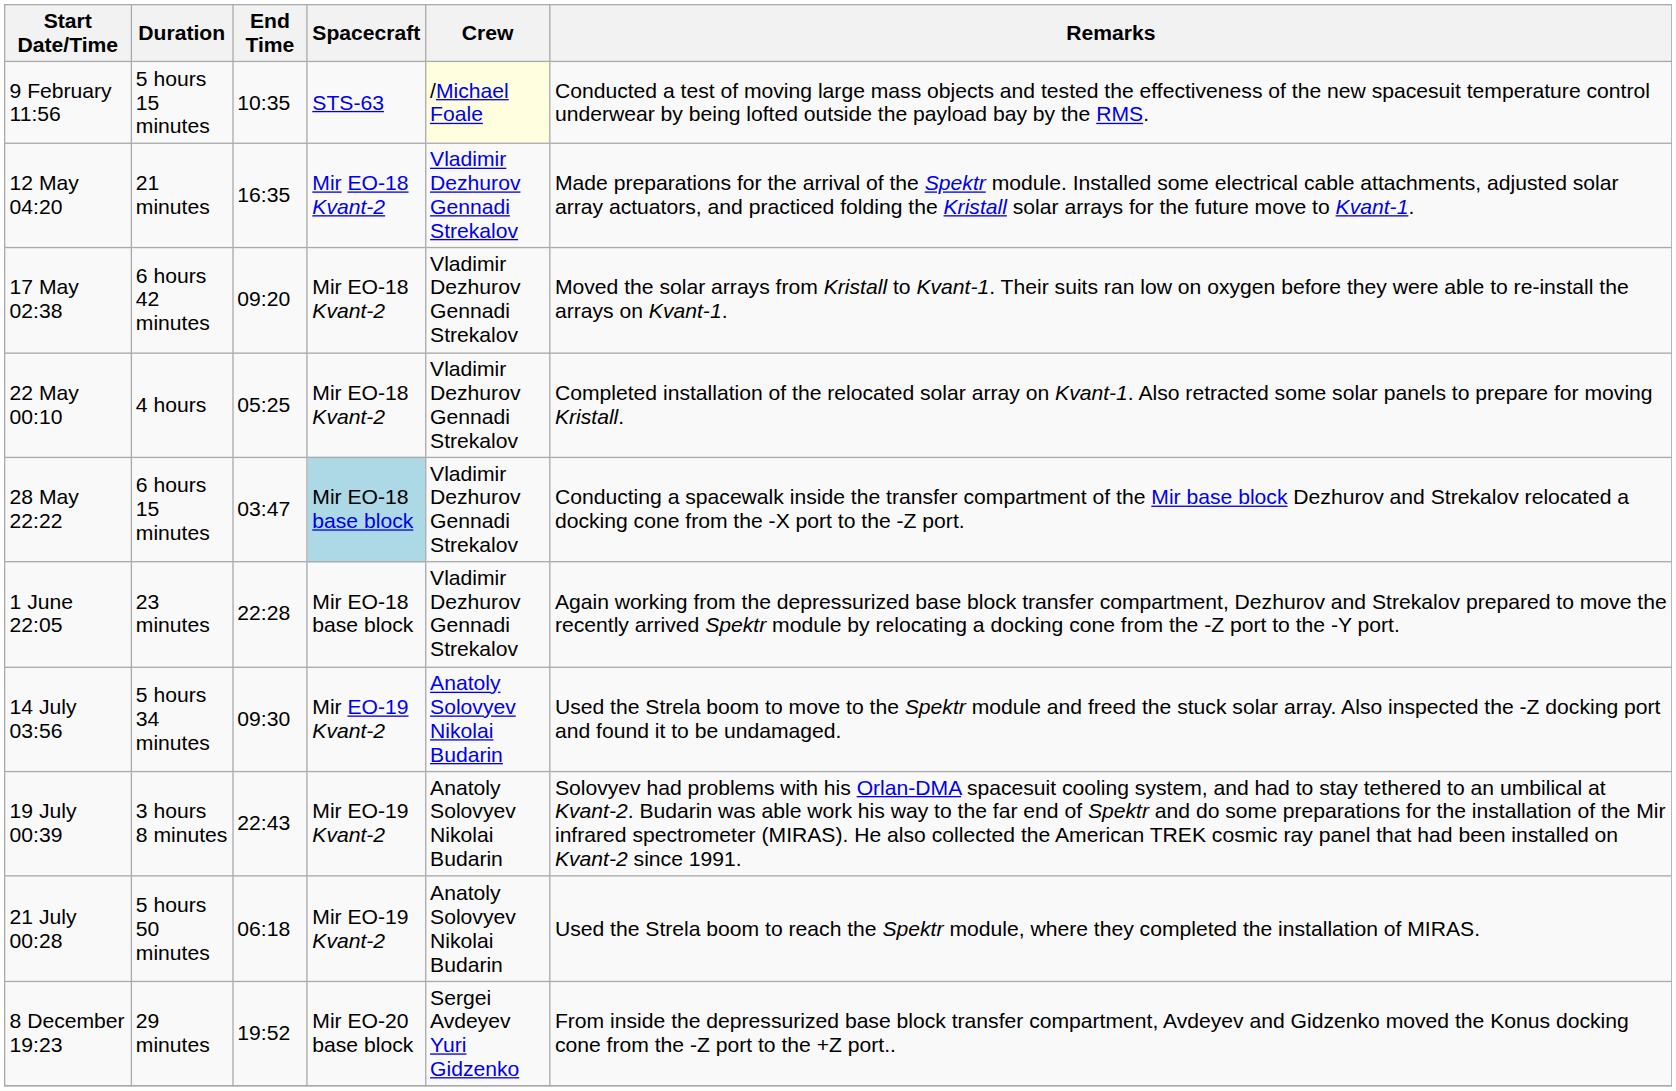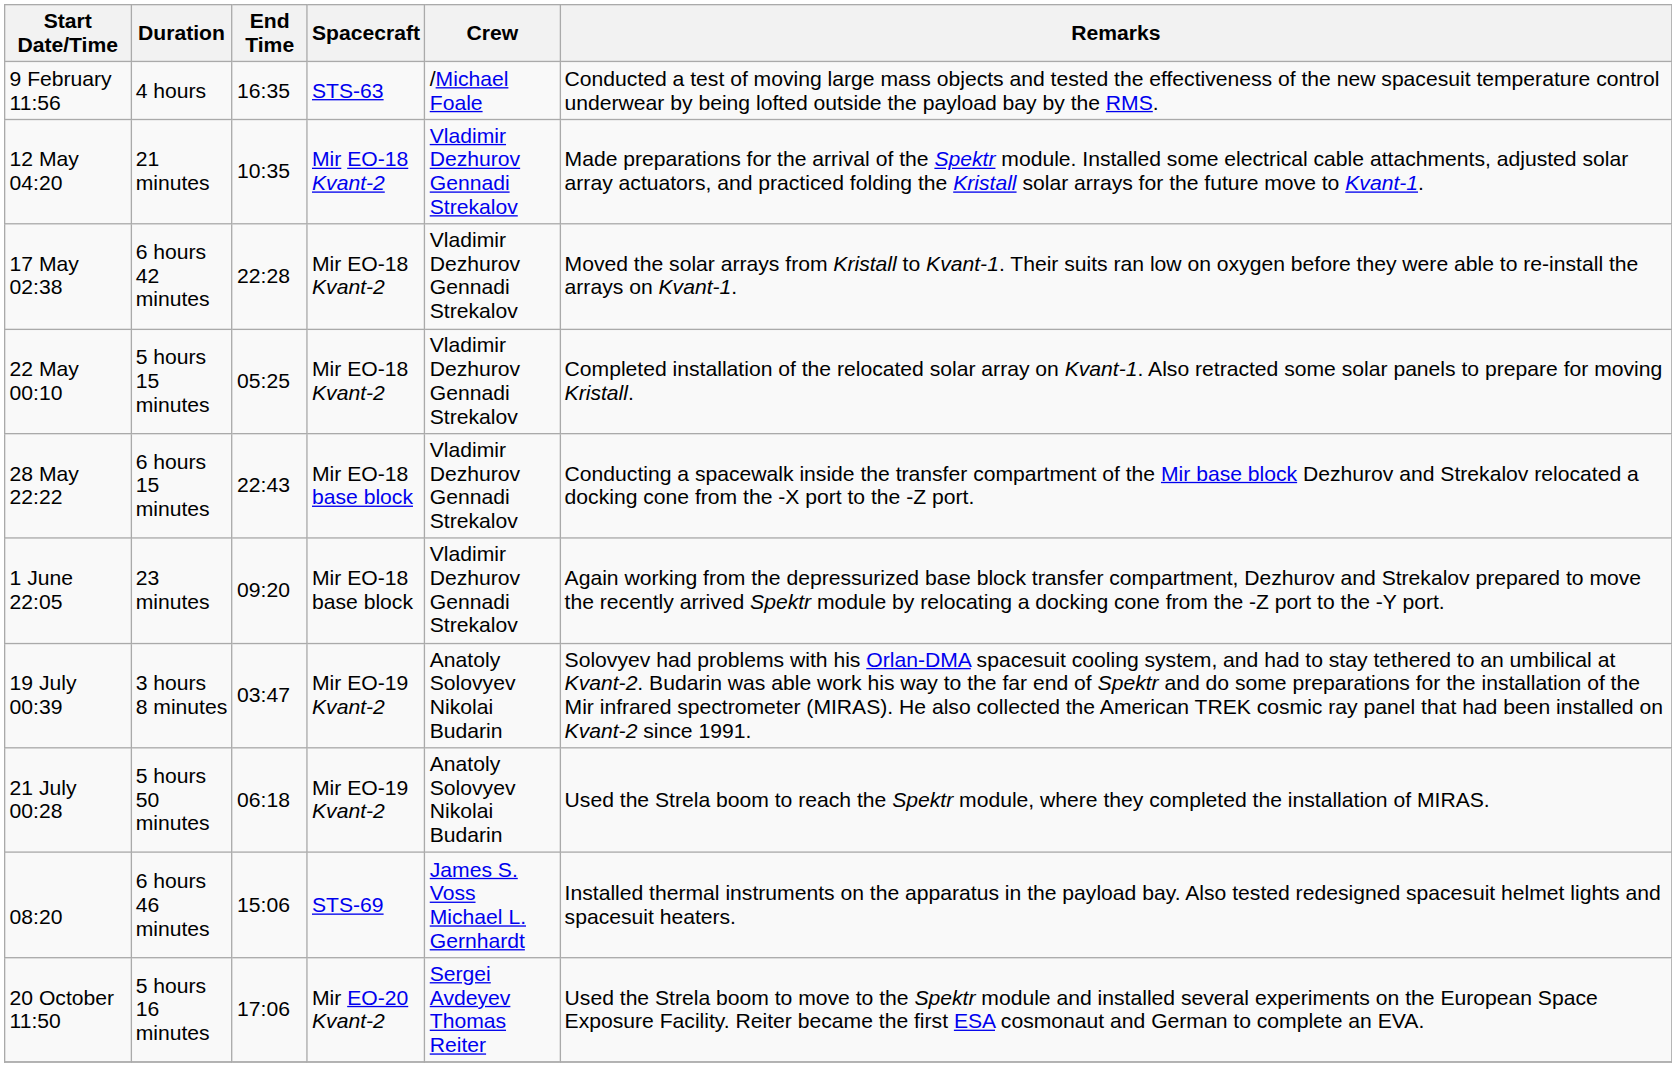(173, 102) 5 hours 15 minutes -> (171, 90) 4 hours
(264, 102) 10:35 -> (264, 90) 16:35
(469, 102) lightyellow background -> (469, 90) no background
(264, 195) 16:35 -> (264, 171) 10:35
(264, 299) 09:20 -> (264, 276) 22:28
(171, 404) 4 hours -> (173, 380) 5 hours 15 minutes
(264, 509) 03:47 -> (264, 485) 22:43
(363, 509) lightblue background -> (362, 485) no background
(264, 614) 22:28 -> (264, 590) 09:20
- row: (43, 719)
(264, 823) 22:43 -> (264, 695) 03:47
+ row: (36, 916)
+ row: (62, 1009)
- row: (67, 1033)
